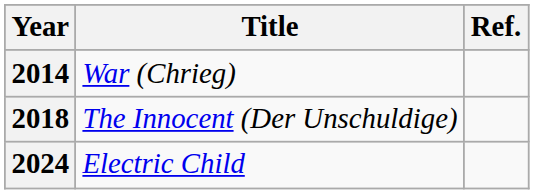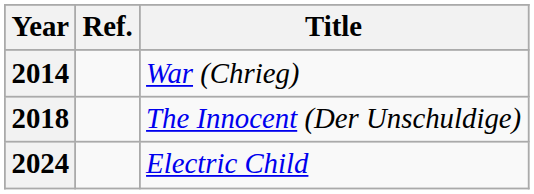columns swapped: (270, 27) <-> (496, 27)
